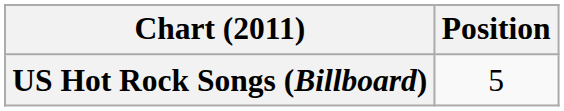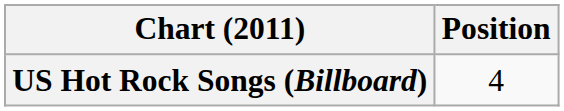(496, 79) 5 -> (496, 79) 4
